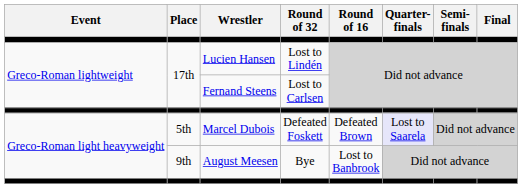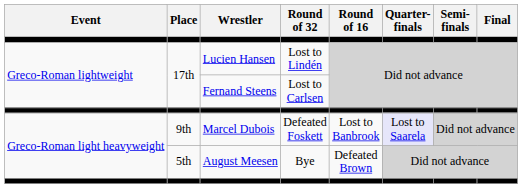(184, 129) 5th -> (184, 129) 9th
(356, 129) Defeated Brown -> (356, 129) Lost to Banbrook
(184, 161) 9th -> (184, 161) 5th
(356, 161) Lost to Banbrook -> (356, 161) Defeated Brown
